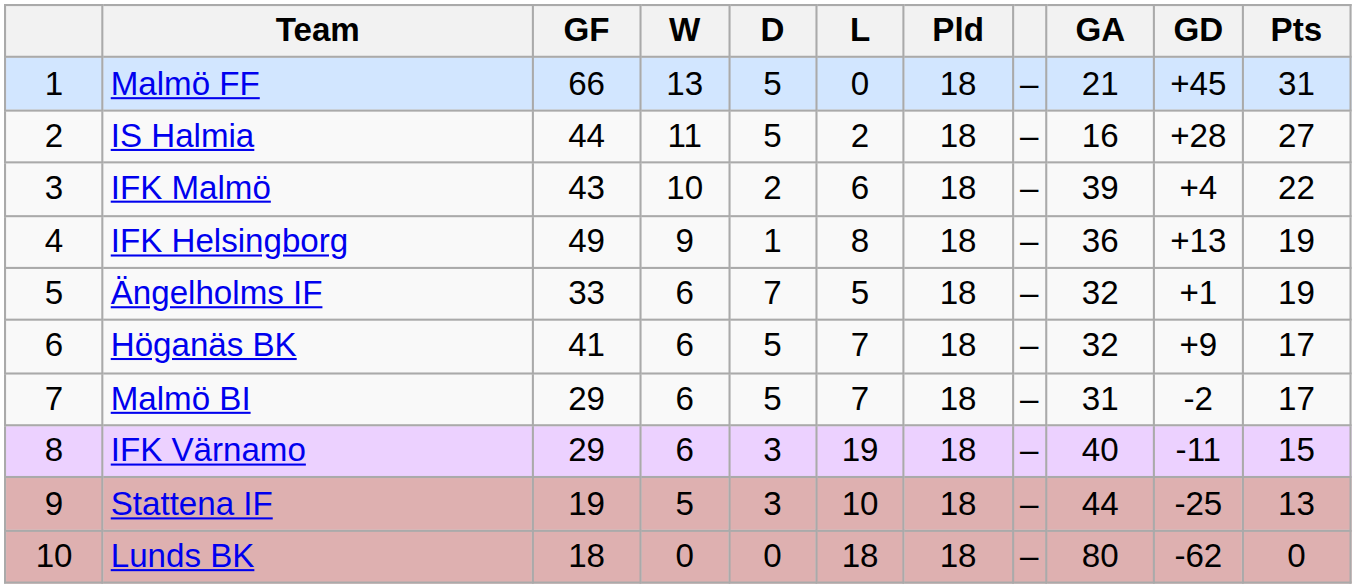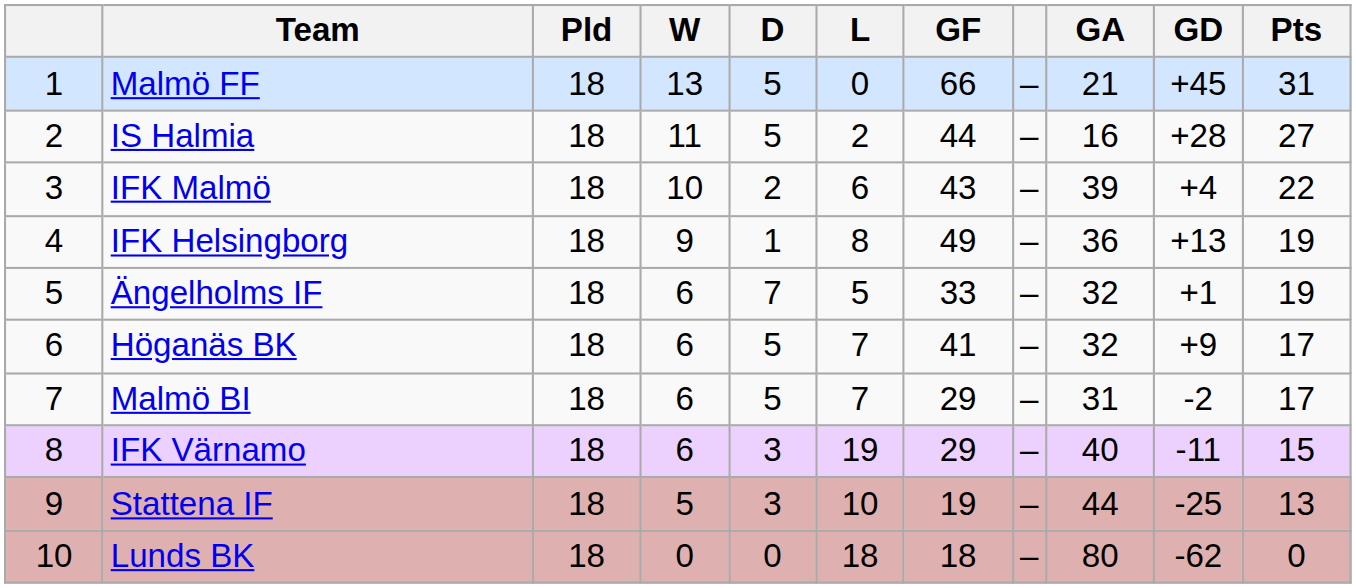columns swapped: (958, 30) <-> (587, 30)
